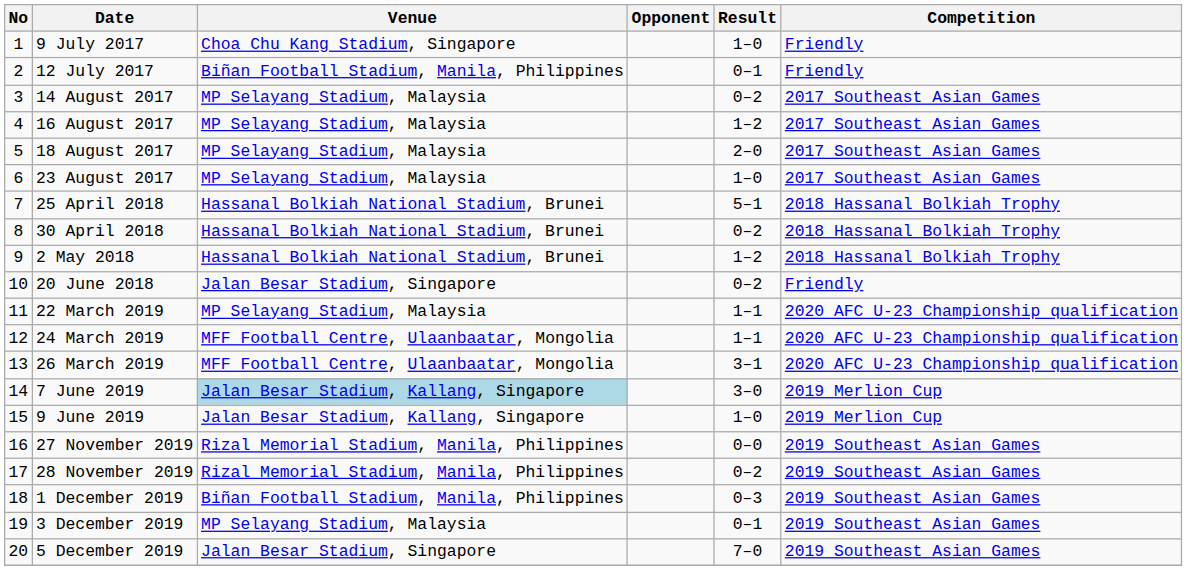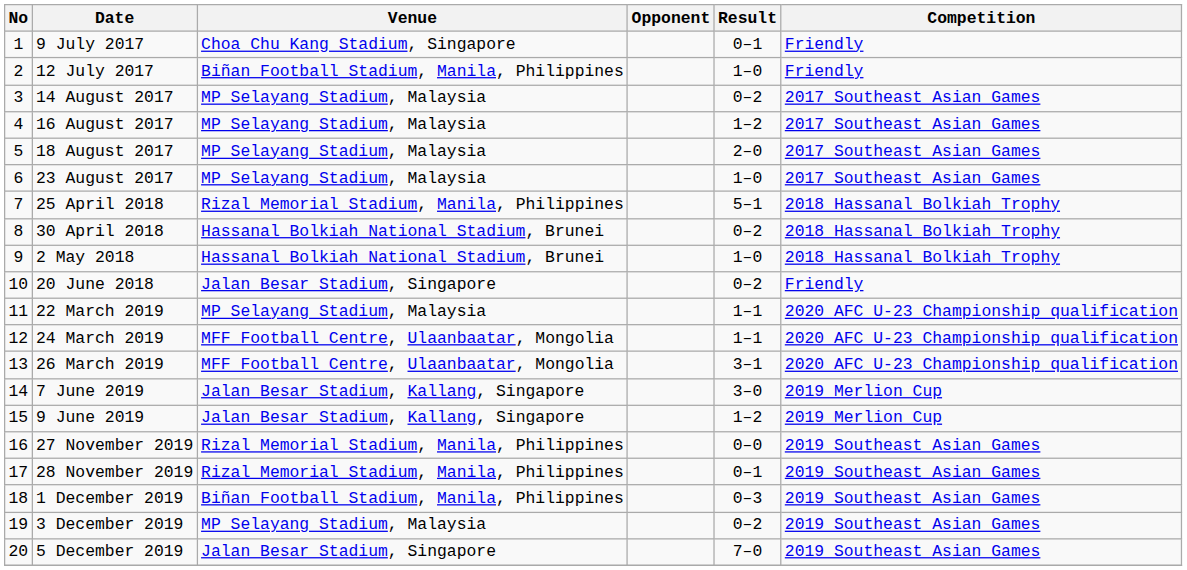(748, 45) 1–0 -> (748, 45) 0–1
(748, 71) 0–1 -> (748, 71) 1–0
(403, 205) Hassanal Bolkiah National Stadium, Brunei -> (412, 205) Rizal Memorial Stadium, Manila, Philippines
(748, 258) 1–2 -> (748, 258) 1–0
(393, 392) lightblue background -> (393, 392) no background
(748, 418) 1–0 -> (748, 418) 1–2
(748, 472) 0–2 -> (748, 472) 0–1
(748, 525) 0–1 -> (748, 525) 0–2
